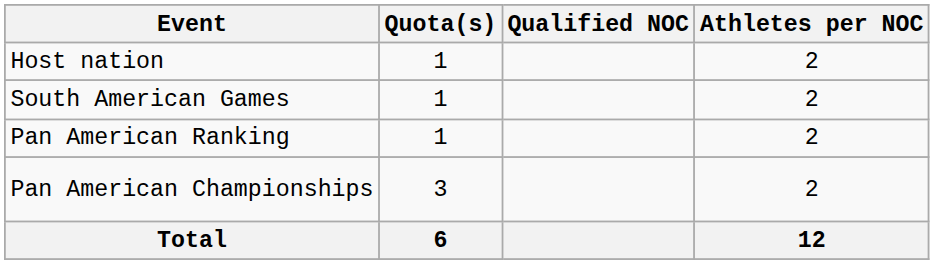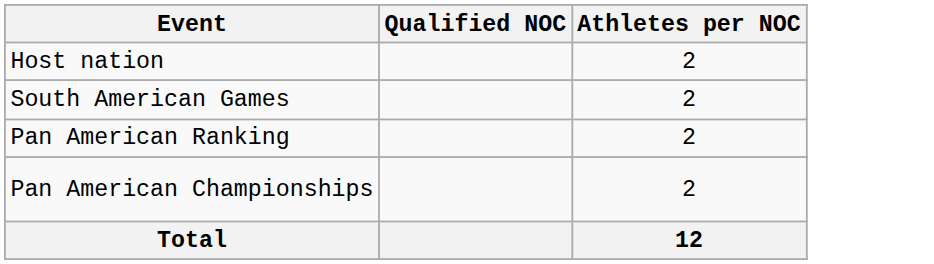- column: (440, 24)
